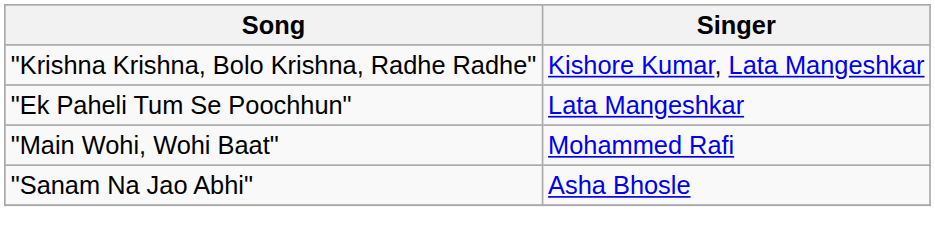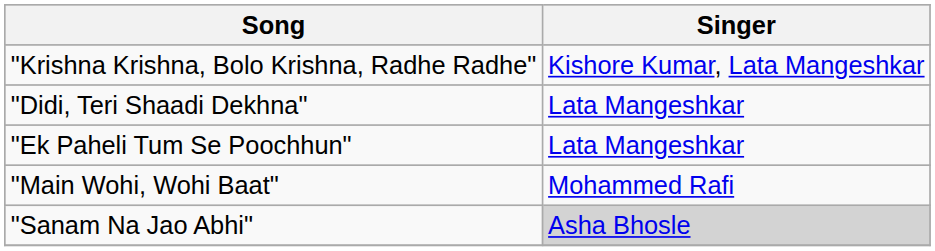+ row: (159, 105)
(619, 186) no background -> (619, 226) lightgrey background
